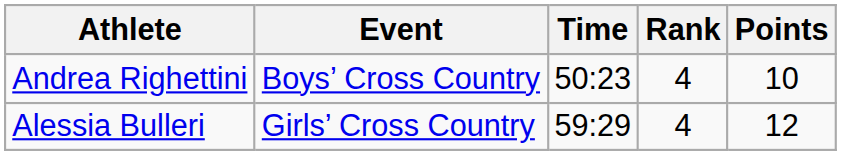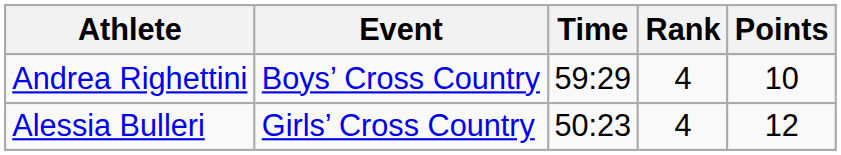(593, 78) 50:23 -> (593, 78) 59:29
(593, 127) 59:29 -> (593, 127) 50:23
